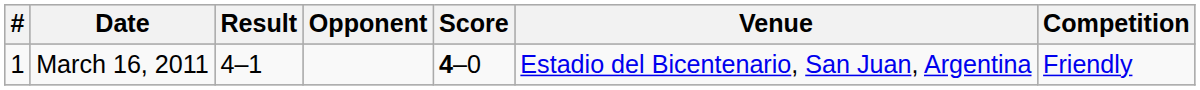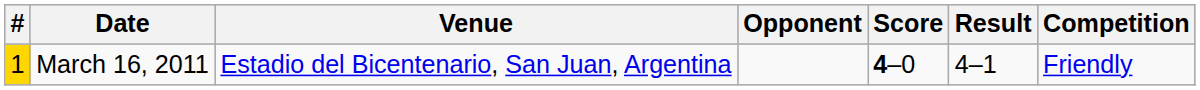columns swapped: (776, 24) <-> (259, 24)
(18, 64) no background -> (18, 64) gold background
